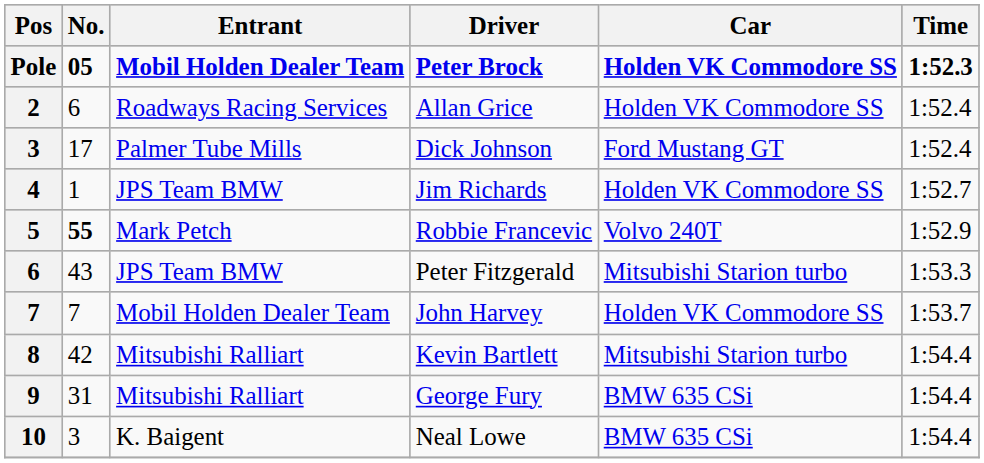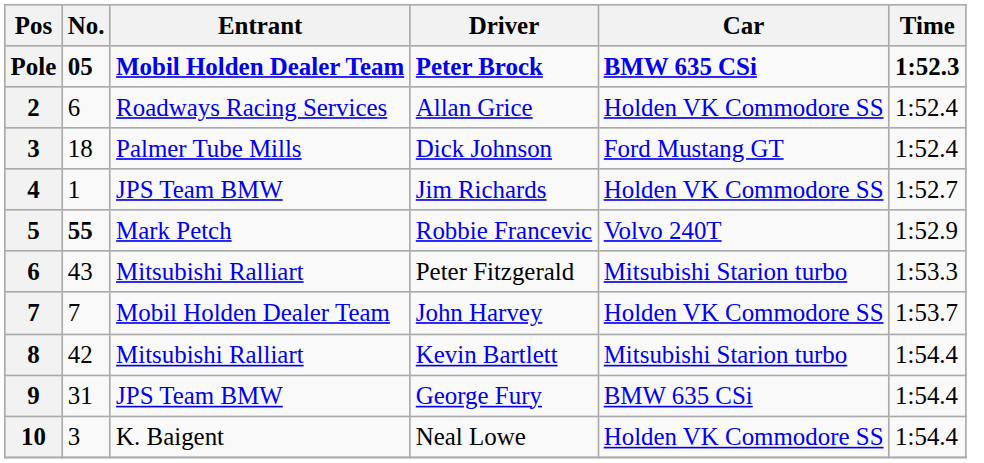(750, 66) Holden VK Commodore SS -> (680, 66) BMW 635 CSi
(80, 148) 17 -> (80, 148) 18
(199, 271) JPS Team BMW -> (210, 271) Mitsubishi Ralliart
(210, 395) Mitsubishi Ralliart -> (199, 395) JPS Team BMW
(678, 436) BMW 635 CSi -> (744, 436) Holden VK Commodore SS
